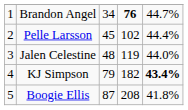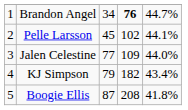(163, 34) 44.4% -> (162, 34) 44.1%
(108, 54) 48 -> (108, 54) 77
(130, 54) 119 -> (130, 54) 109
(163, 74) bold -> (162, 74) normal
